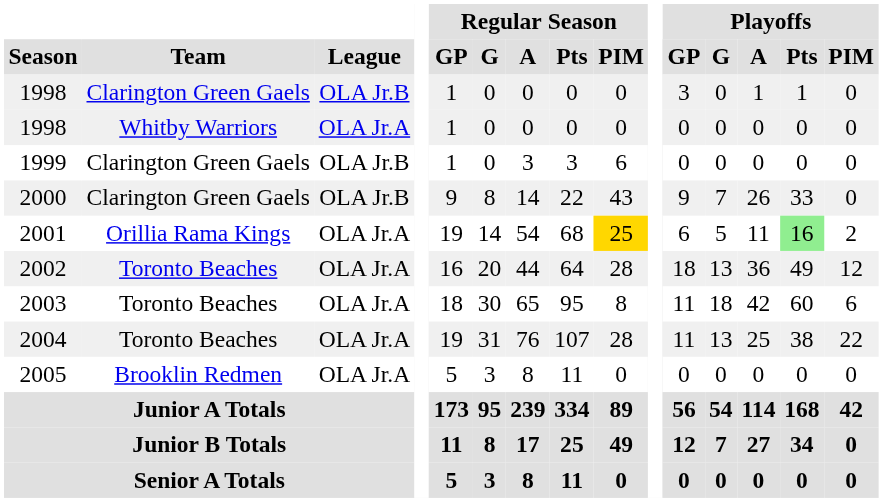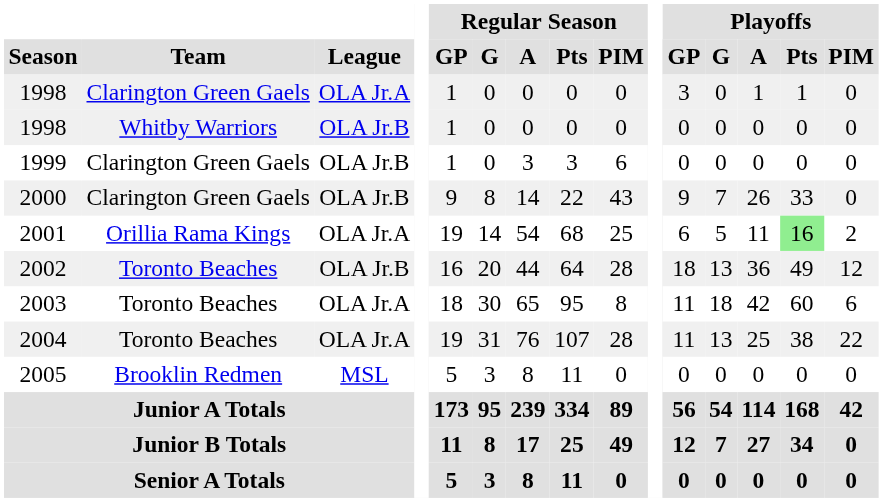(364, 91) OLA Jr.B -> (364, 91) OLA Jr.A
(364, 127) OLA Jr.A -> (364, 127) OLA Jr.B
(621, 233) gold background -> (621, 233) no background
(364, 268) OLA Jr.A -> (364, 268) OLA Jr.B
(364, 374) OLA Jr.A -> (364, 374) MSL
